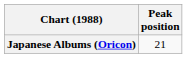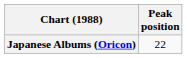(160, 44) 21 -> (160, 44) 22
